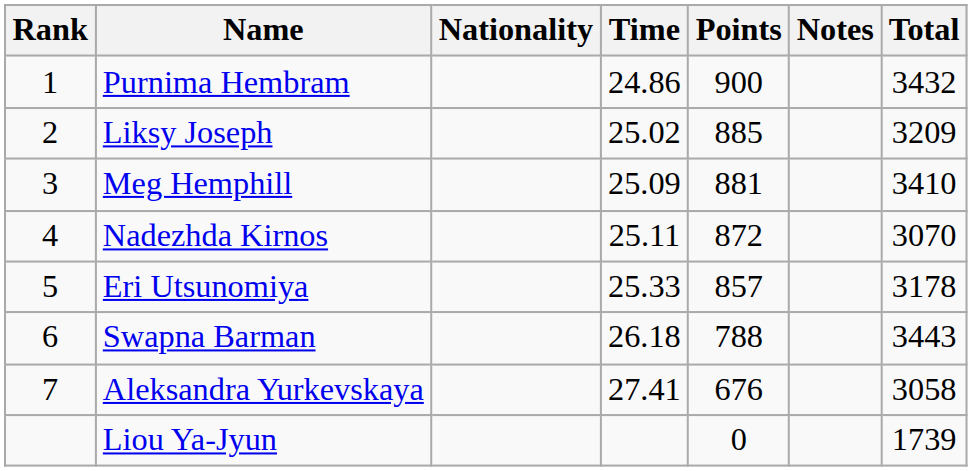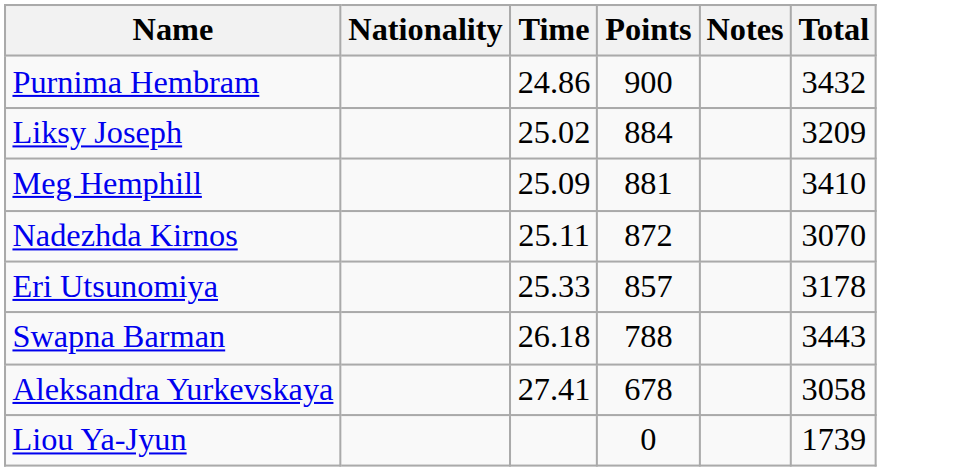- column: (50, 30)
(739, 132) 885 -> (648, 132) 884
(739, 388) 676 -> (648, 388) 678
